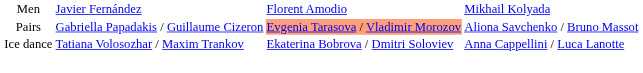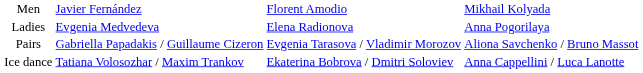+ row: (28, 26)
(364, 26) lightsalmon background -> (364, 44) no background
